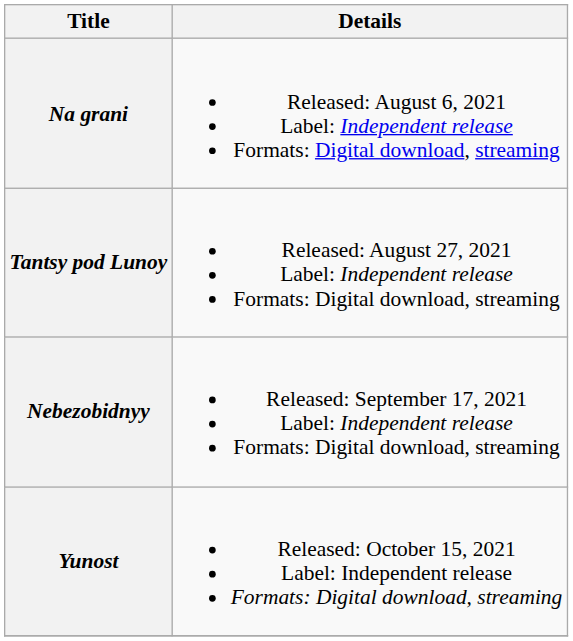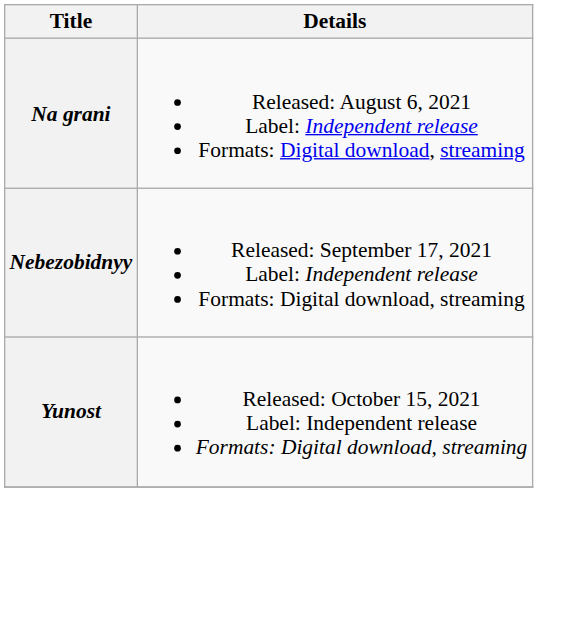- row: (88, 262)
